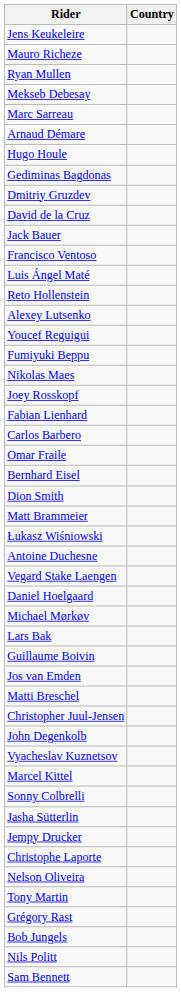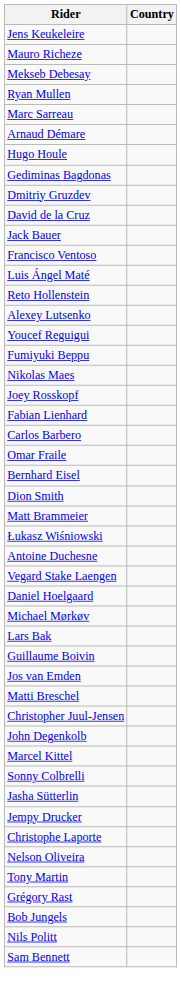rows swapped: (49, 94) <-> (39, 74)
- row: (62, 756)
